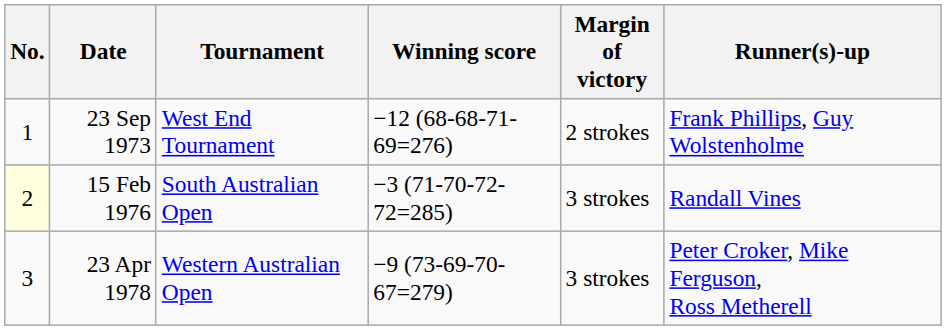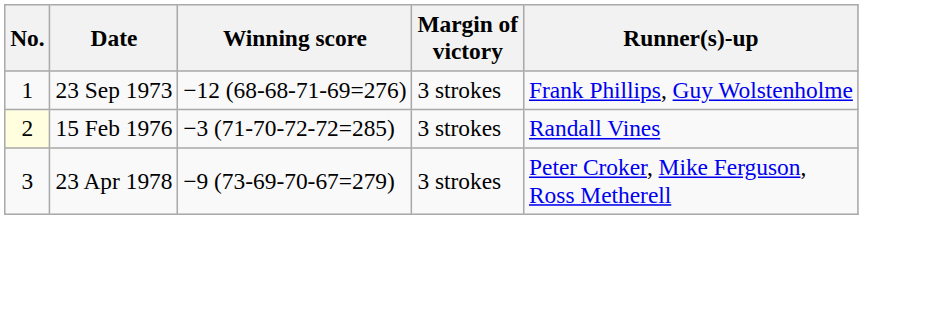- column: (262, 51)
(608, 131) 2 strokes -> (459, 90) 3 strokes
